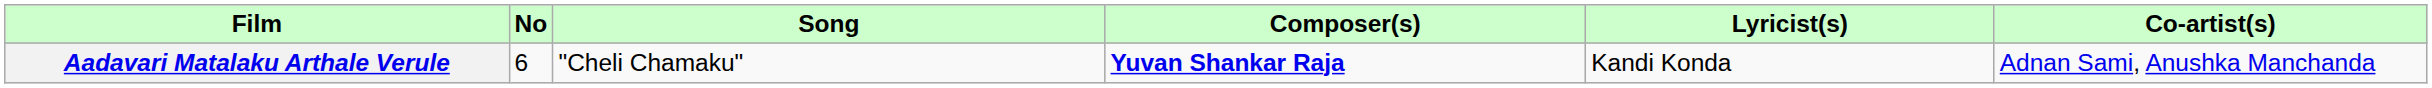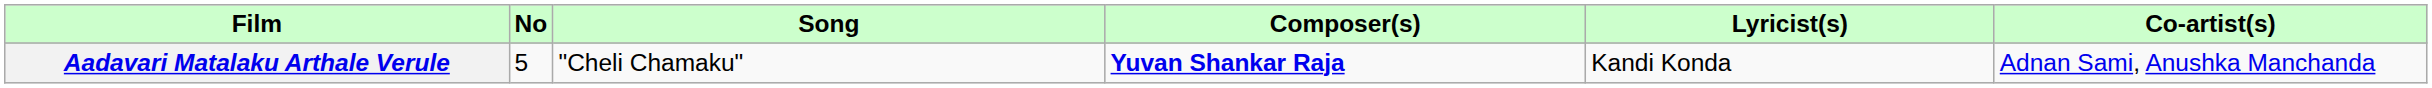(521, 62) 6 -> (521, 62) 5
